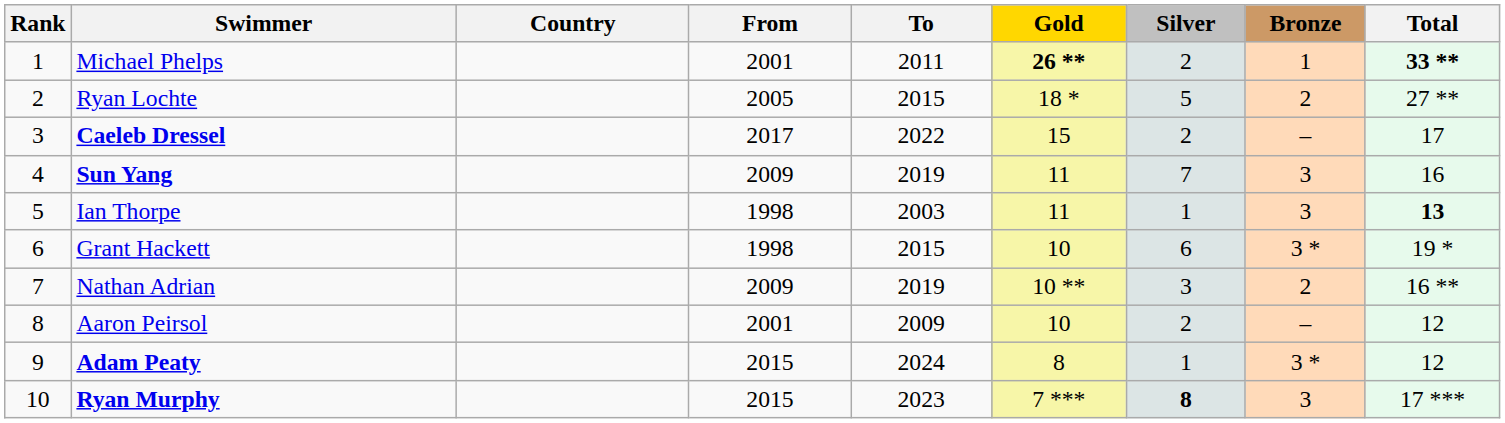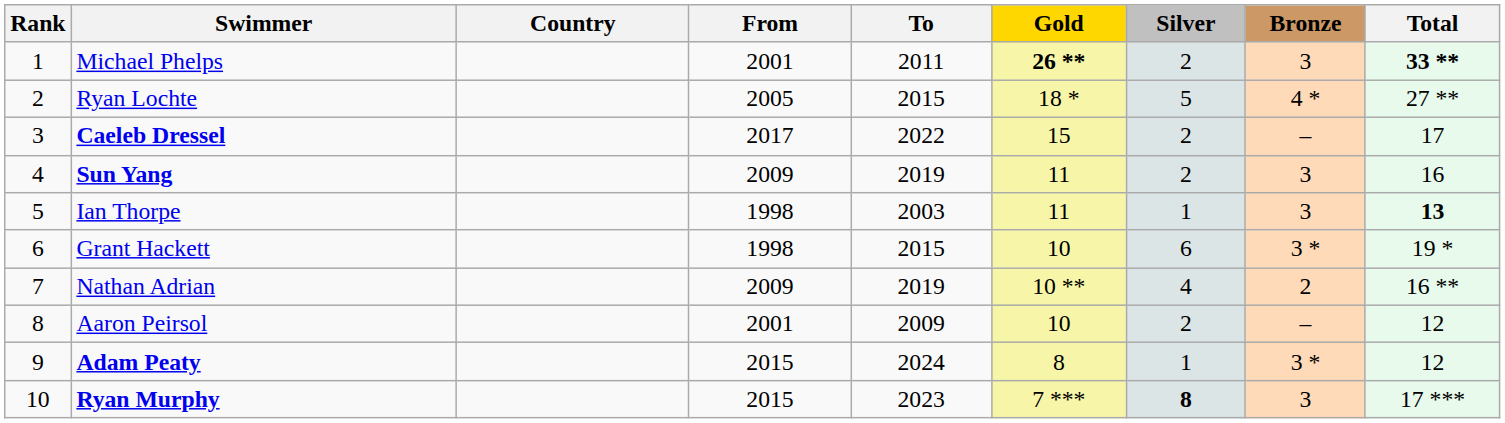(1305, 60) 1 -> (1305, 60) 3
(1305, 98) 2 -> (1305, 98) 4 *
(1186, 173) 7 -> (1186, 173) 2
(1186, 286) 3 -> (1186, 286) 4
